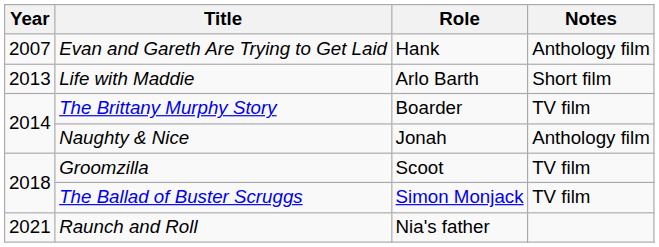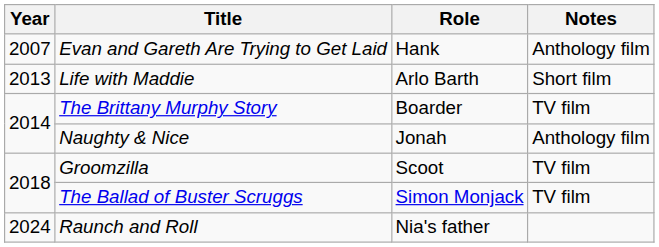(30, 227) 2021 -> (30, 227) 2024
